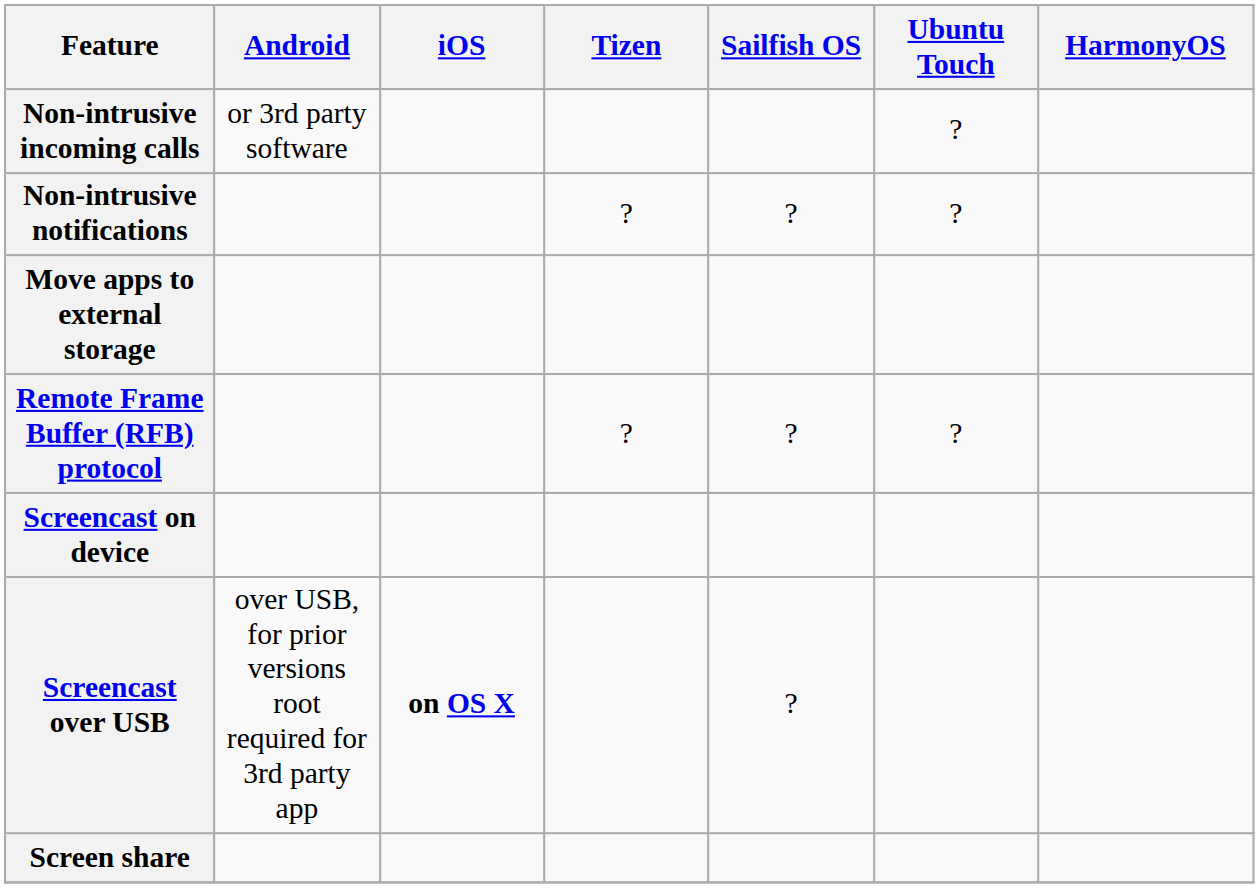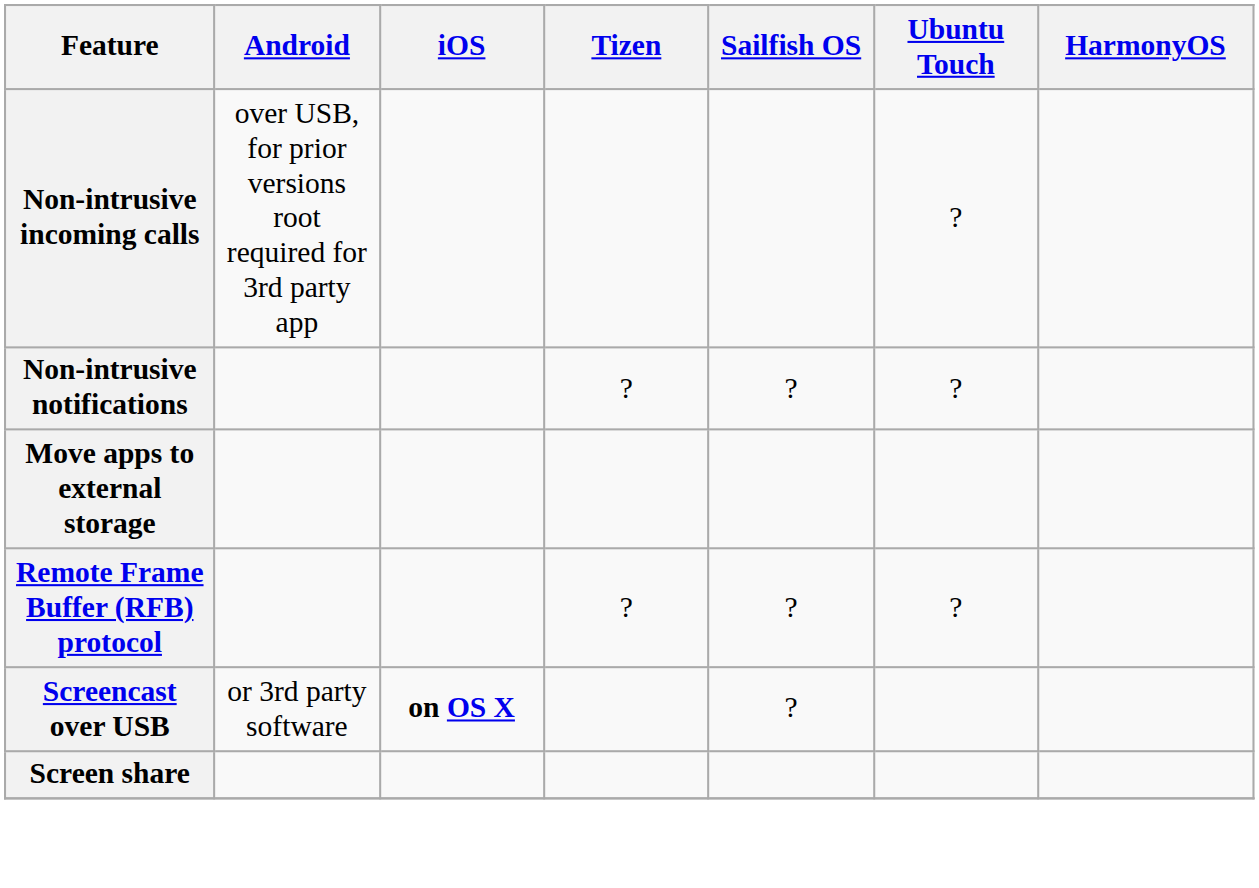(297, 130) or 3rd party software -> (297, 217) over USB, for prior versions root required for 3rd party app
- row: (110, 534)
(297, 704) over USB, for prior versions root required for 3rd party app -> (297, 708) or 3rd party software
